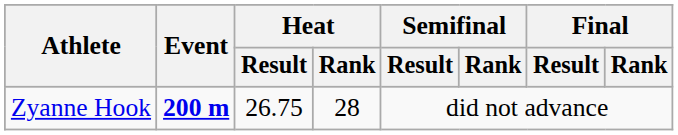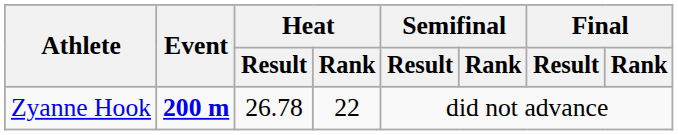(274, 108) 26.75 -> (274, 108) 26.78
(347, 108) 28 -> (347, 108) 22
